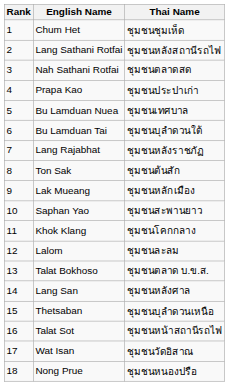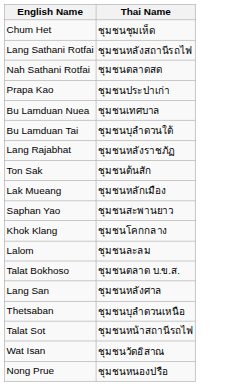- column: (19, 12)
